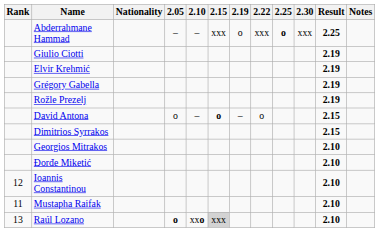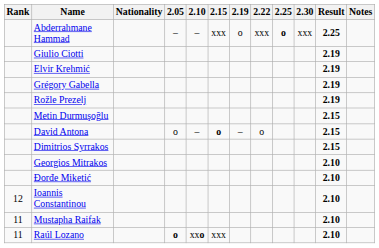+ row: (71, 116)
(18, 219) 13 -> (18, 235) 11
(219, 219) lightgrey background -> (219, 235) no background
